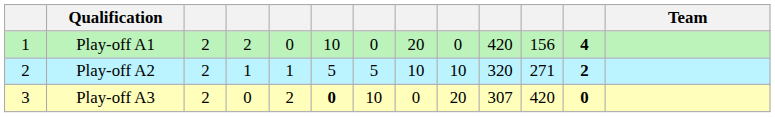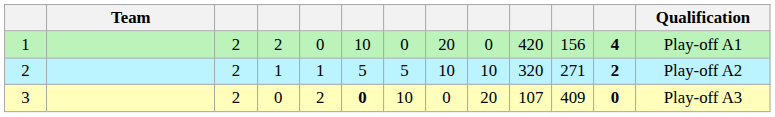columns swapped: (688, 17) <-> (116, 17)
(500, 97) 307 -> (531, 97) 107
(542, 97) 420 -> (573, 97) 409
